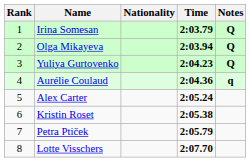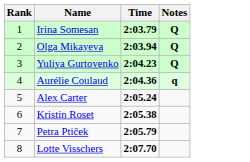- column: (149, 13)
